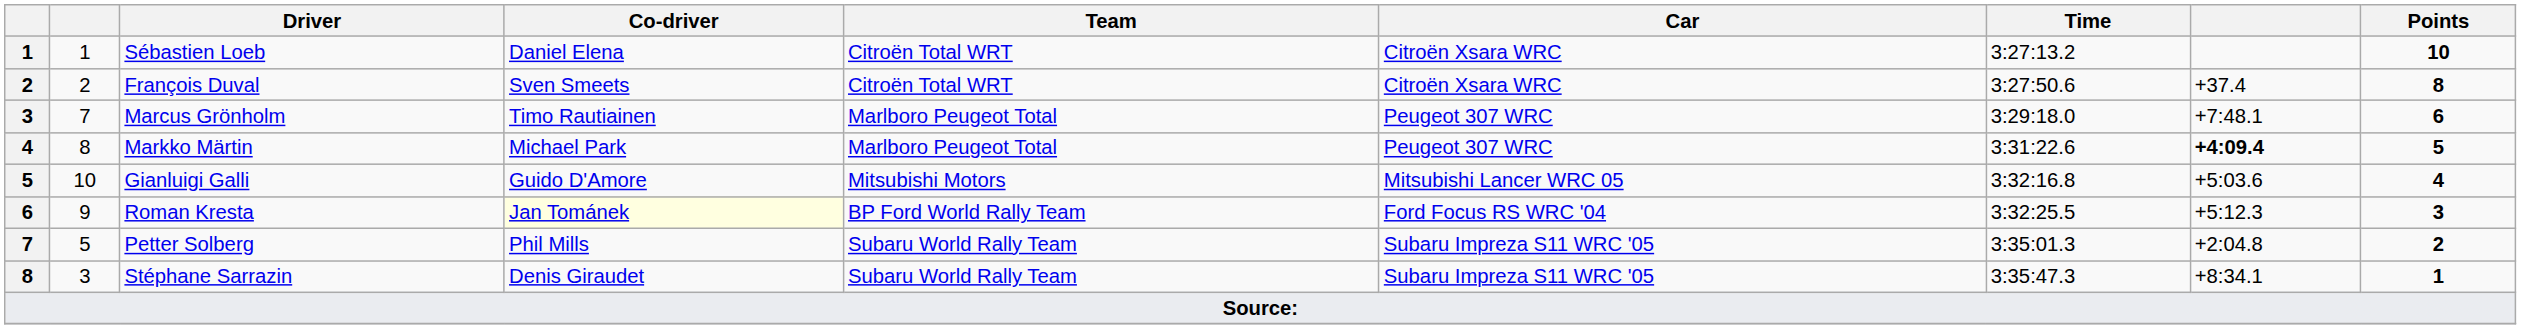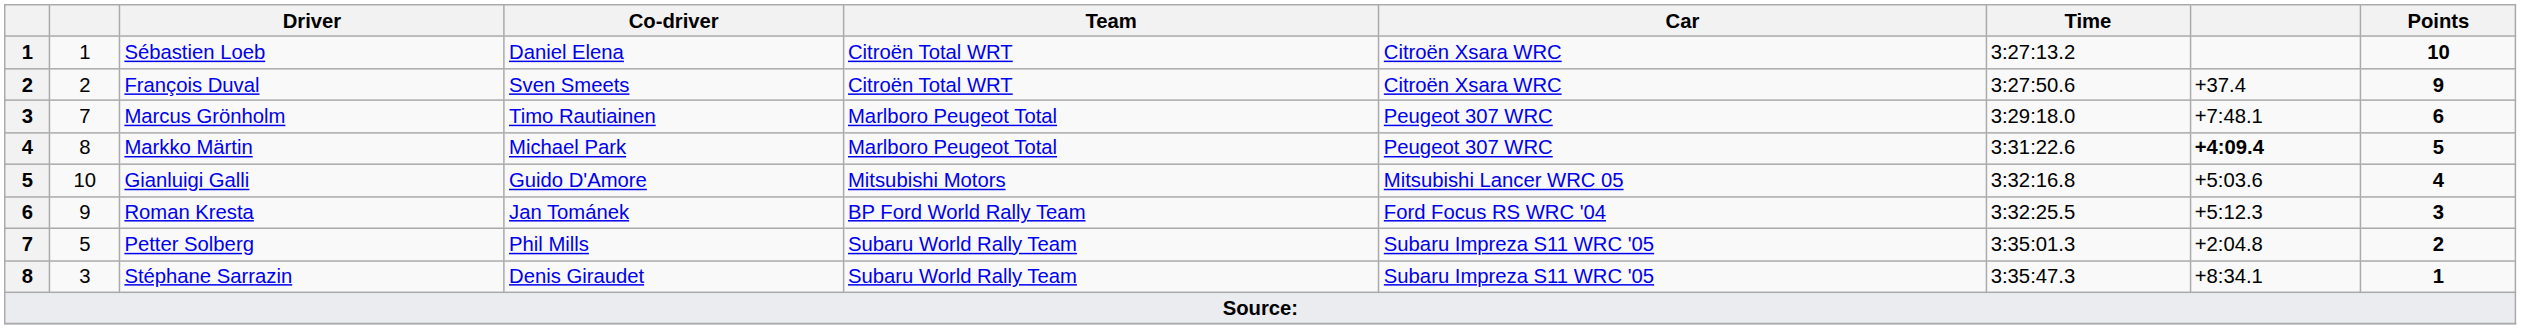(2438, 84) 8 -> (2438, 84) 9
(569, 212) lightyellow background -> (569, 212) no background
